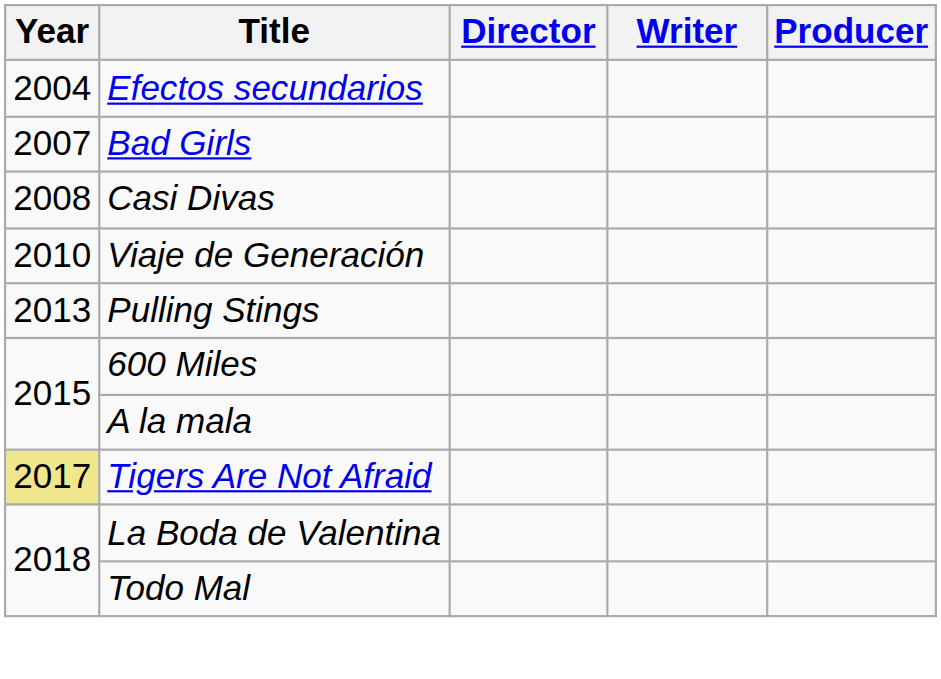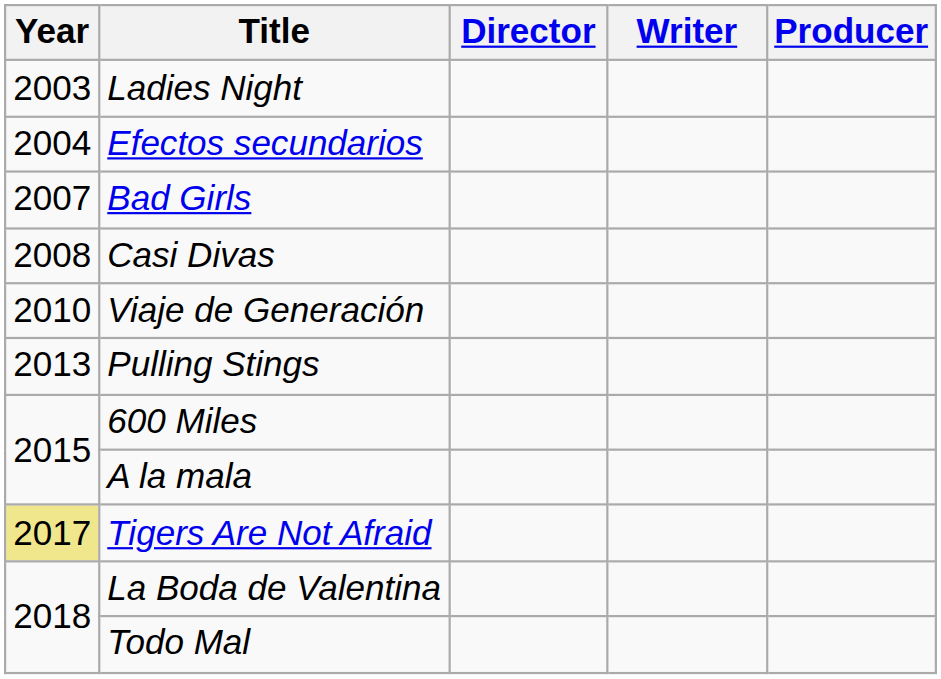+ row: (205, 87)
